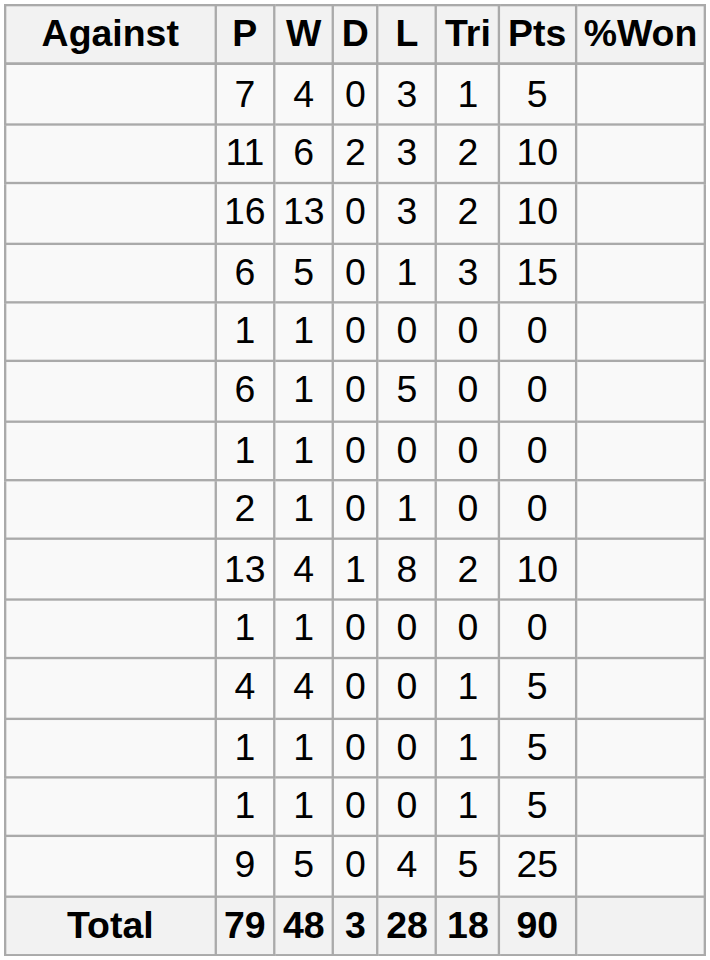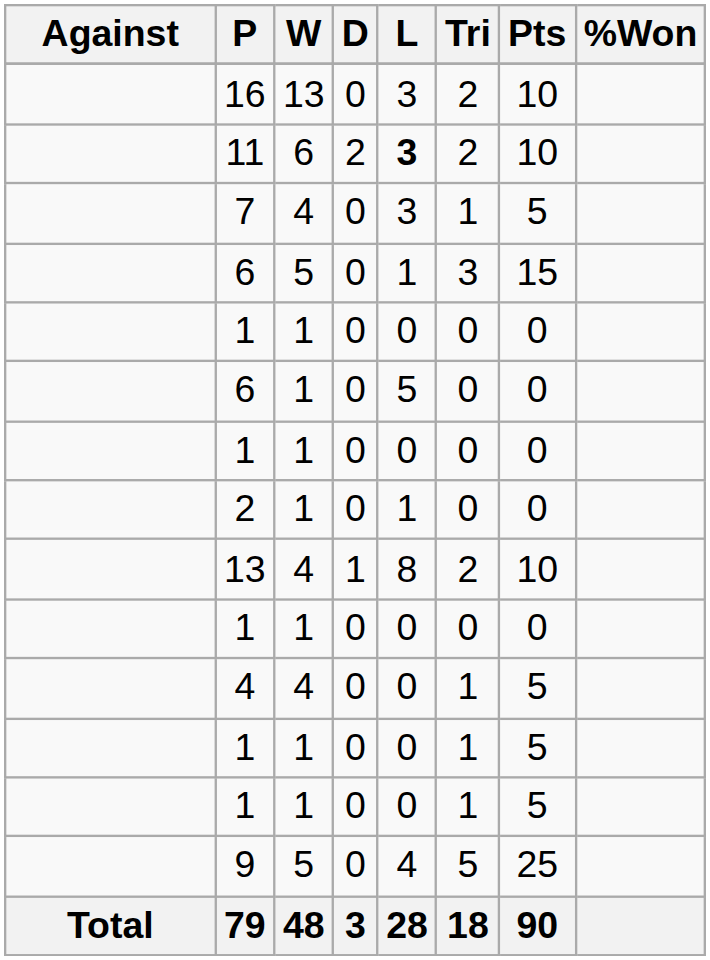rows swapped: (245, 212) <-> (245, 93)
(407, 152) normal -> (407, 152) bold
